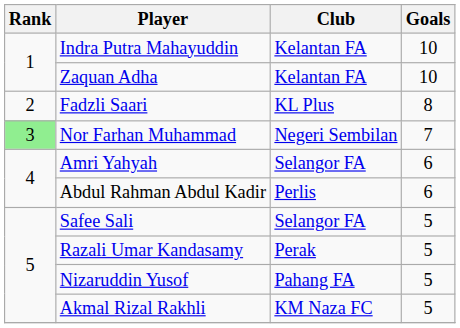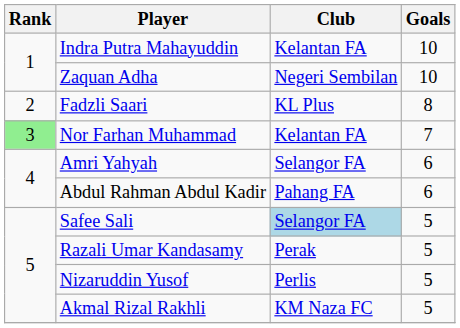(321, 76) Kelantan FA -> (336, 76) Negeri Sembilan
(336, 134) Negeri Sembilan -> (321, 134) Kelantan FA
(295, 192) Perlis -> (314, 192) Pahang FA
(320, 221) no background -> (320, 221) lightblue background
(314, 279) Pahang FA -> (295, 279) Perlis
